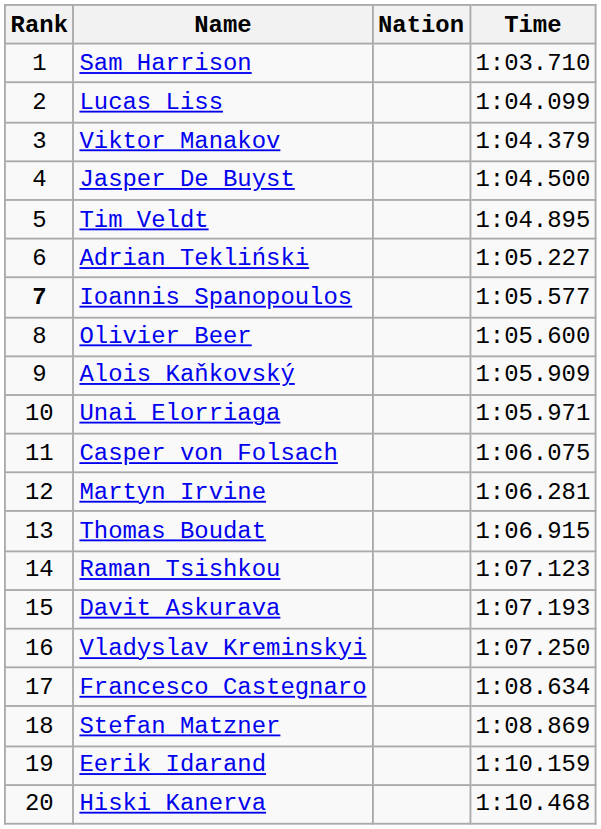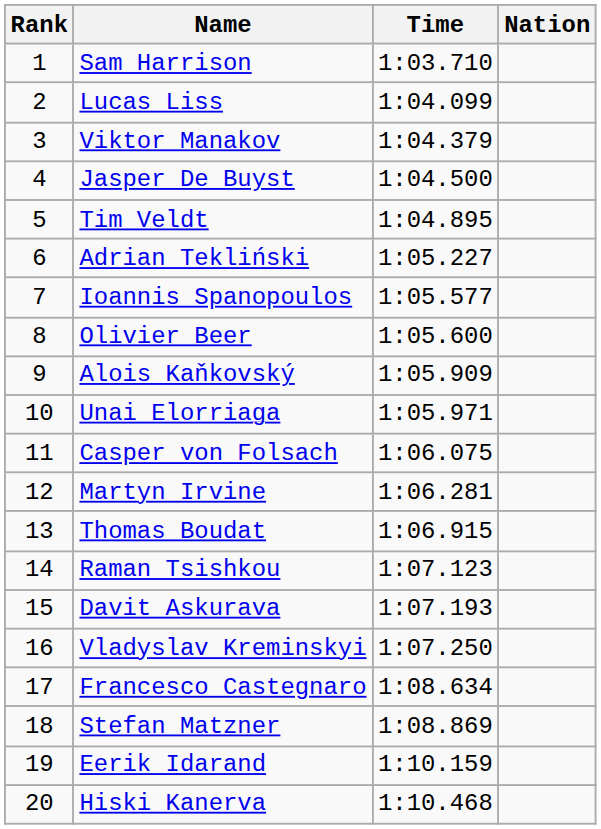columns swapped: (421, 24) <-> (533, 24)
(39, 297) bold -> (39, 297) normal
